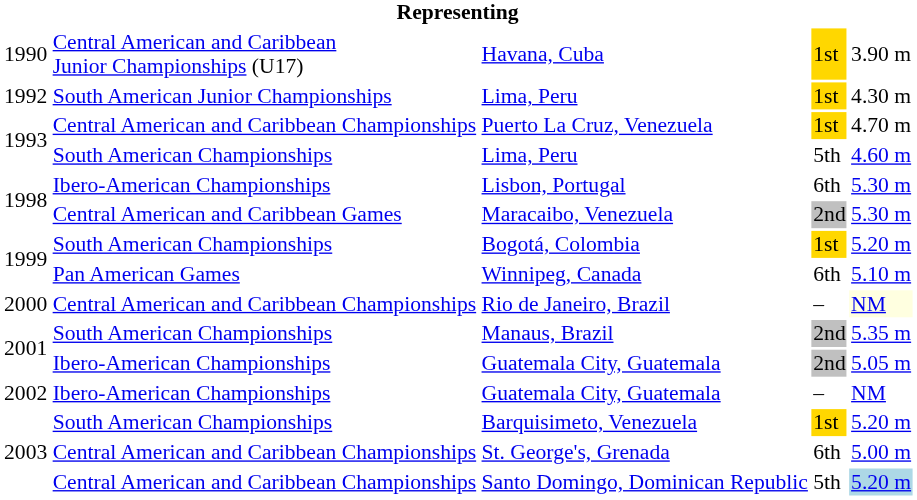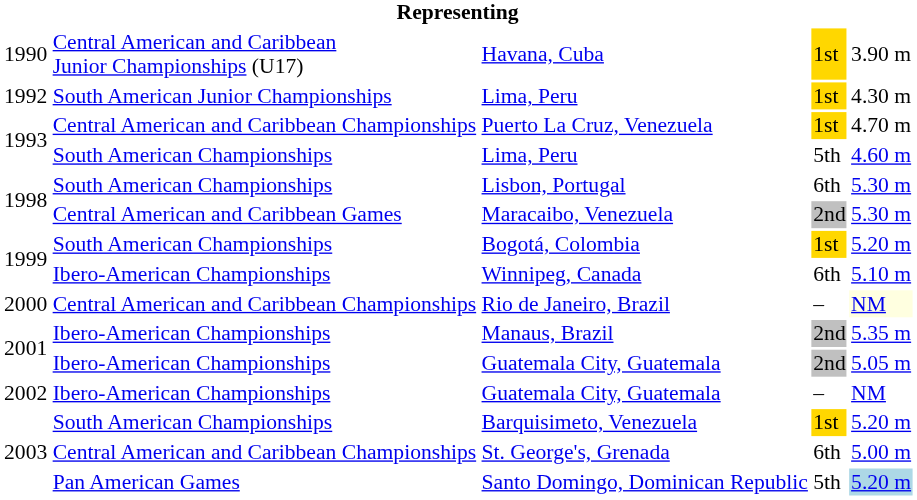(192, 184) Ibero-American Championships -> (192, 184) South American Championships
(146, 273) Pan American Games -> (192, 273) Ibero-American Championships
(192, 333) South American Championships -> (192, 333) Ibero-American Championships
(264, 481) Central American and Caribbean Championships -> (146, 481) Pan American Games
